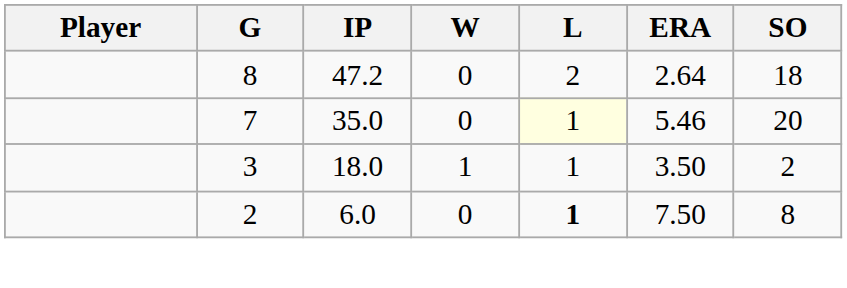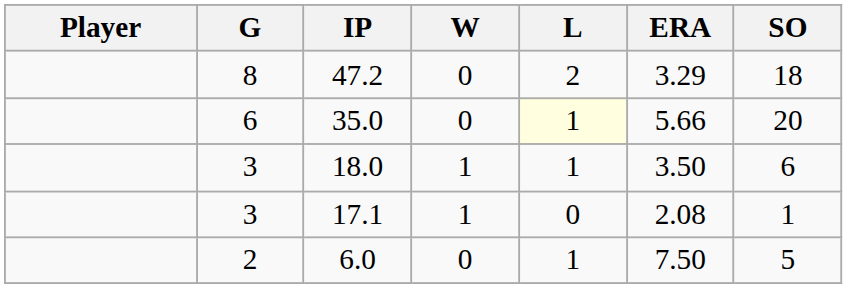(680, 74) 2.64 -> (680, 74) 3.29
(250, 120) 7 -> (250, 120) 6
(680, 120) 5.46 -> (680, 120) 5.66
(788, 167) 2 -> (788, 167) 6
+ row: (358, 213)
(573, 213) bold -> (573, 259) normal
(788, 213) 8 -> (788, 259) 5
